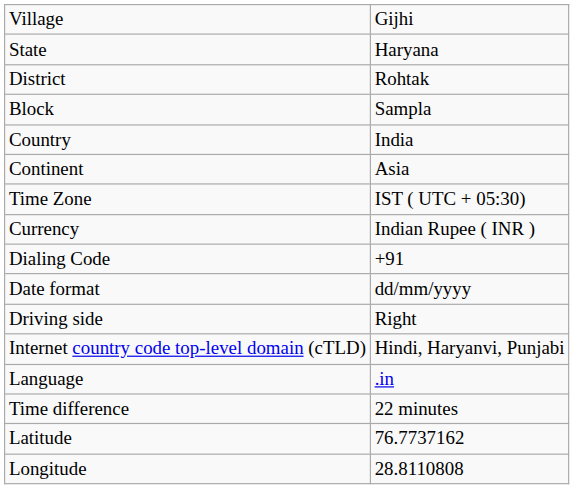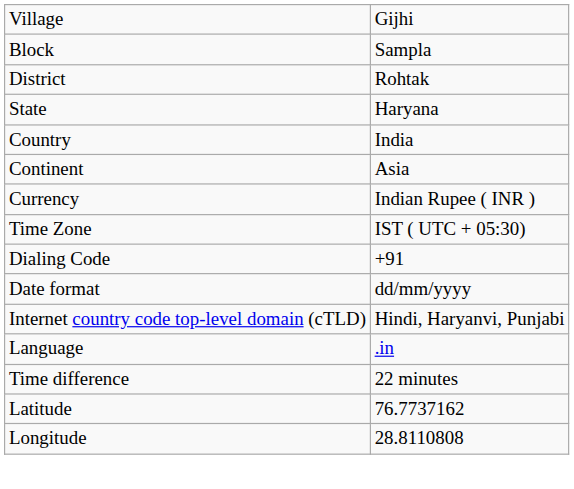rows swapped: (31, 109) <-> (28, 49)
rows swapped: (50, 199) <-> (44, 229)
- row: (56, 318)
